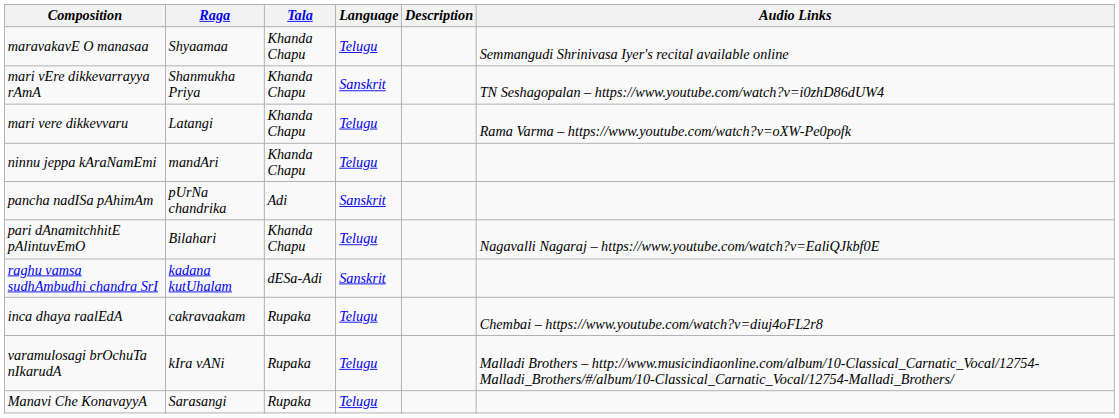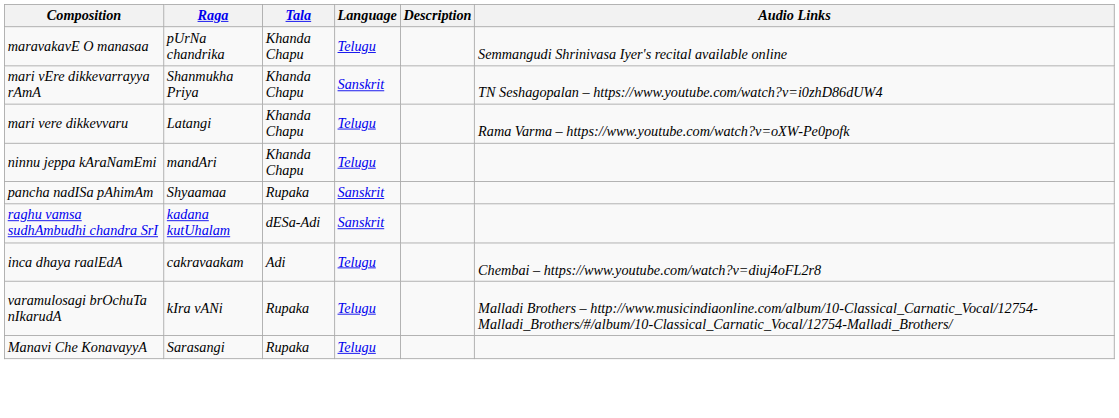(198, 46) Shyaamaa -> (196, 46) pUrNa chandrika
(197, 200) pUrNa chandrika -> (197, 192) Shyaamaa
(277, 200) Adi -> (287, 192) Rupaka
- row: (64, 239)
(289, 316) Rupaka -> (276, 261) Adi
